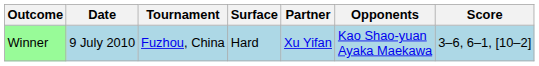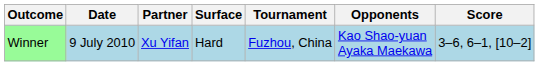columns swapped: (183, 14) <-> (308, 14)
